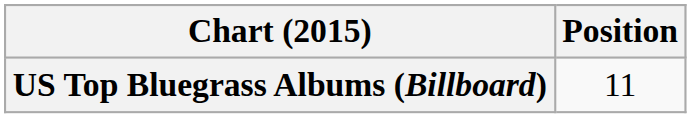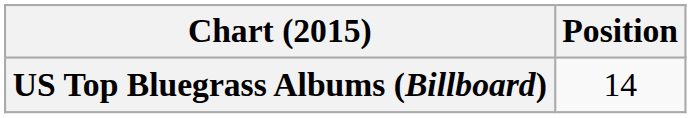(620, 84) 11 -> (620, 84) 14
